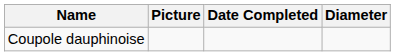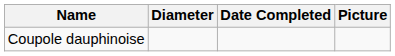columns swapped: (356, 16) <-> (176, 16)
